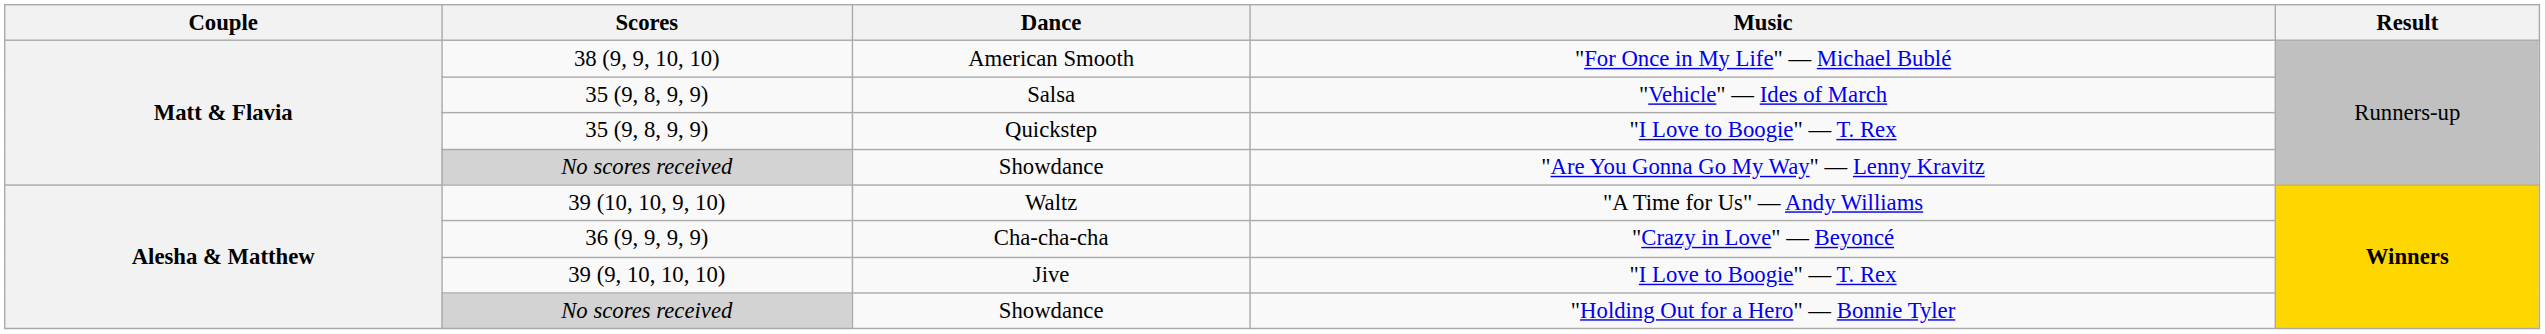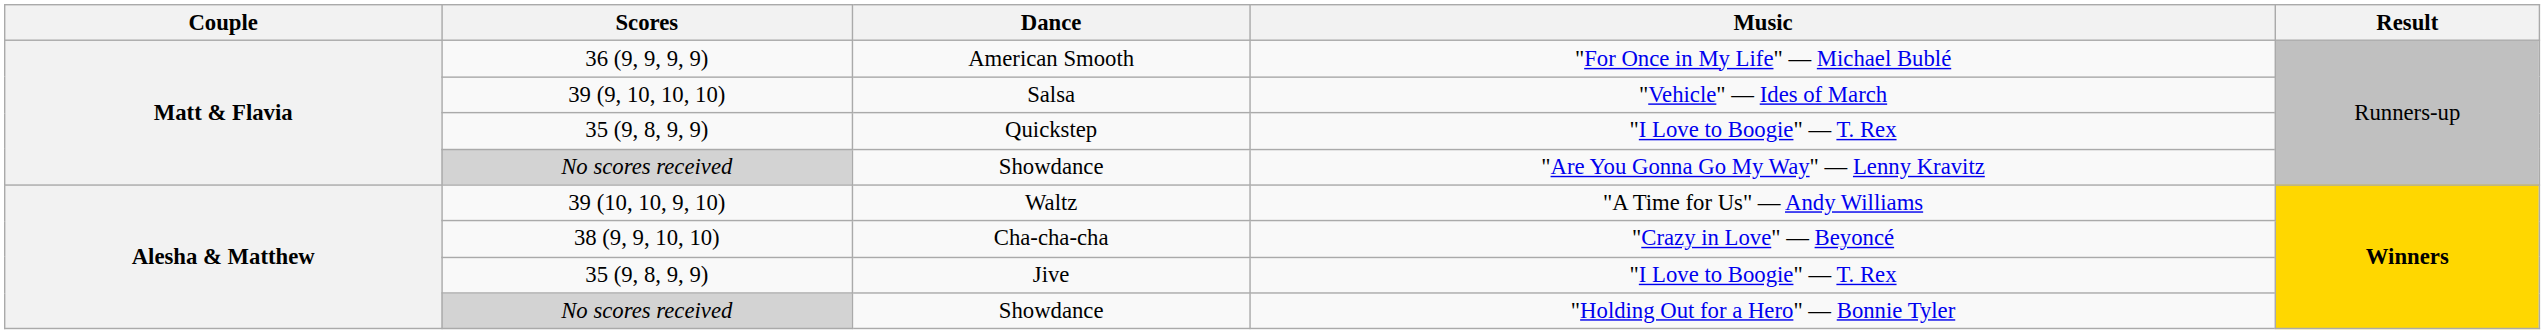(647, 58) 38 (9, 9, 10, 10) -> (647, 58) 36 (9, 9, 9, 9)
(647, 94) 35 (9, 8, 9, 9) -> (647, 94) 39 (9, 10, 10, 10)
(647, 238) 36 (9, 9, 9, 9) -> (647, 238) 38 (9, 9, 10, 10)
(647, 274) 39 (9, 10, 10, 10) -> (647, 274) 35 (9, 8, 9, 9)
